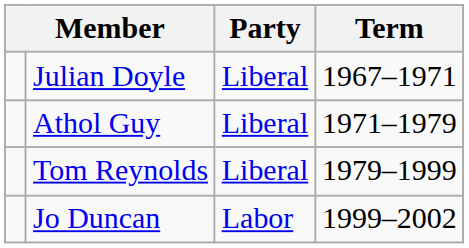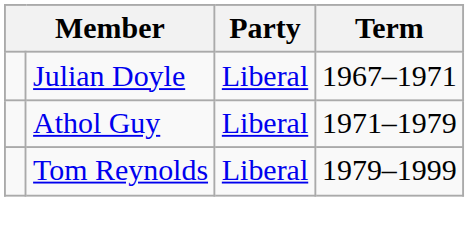- row: (97, 218)
